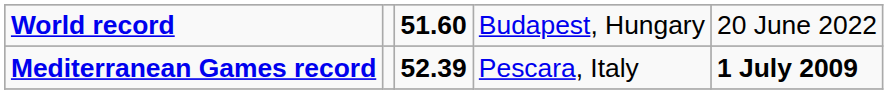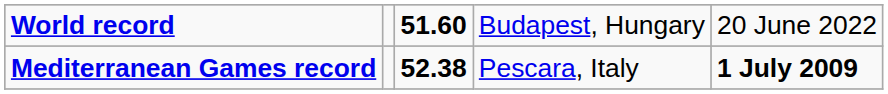(434, 67) 52.39 -> (434, 67) 52.38
